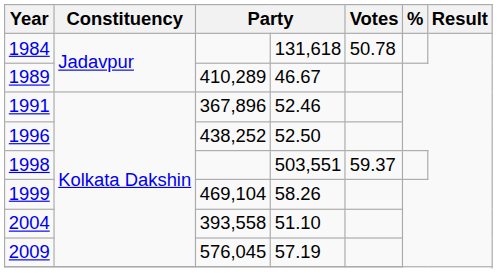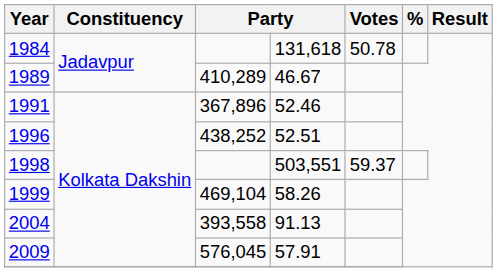(298, 135) 52.50 -> (298, 135) 52.51
(298, 223) 51.10 -> (298, 223) 91.13
(298, 252) 57.19 -> (298, 252) 57.91
